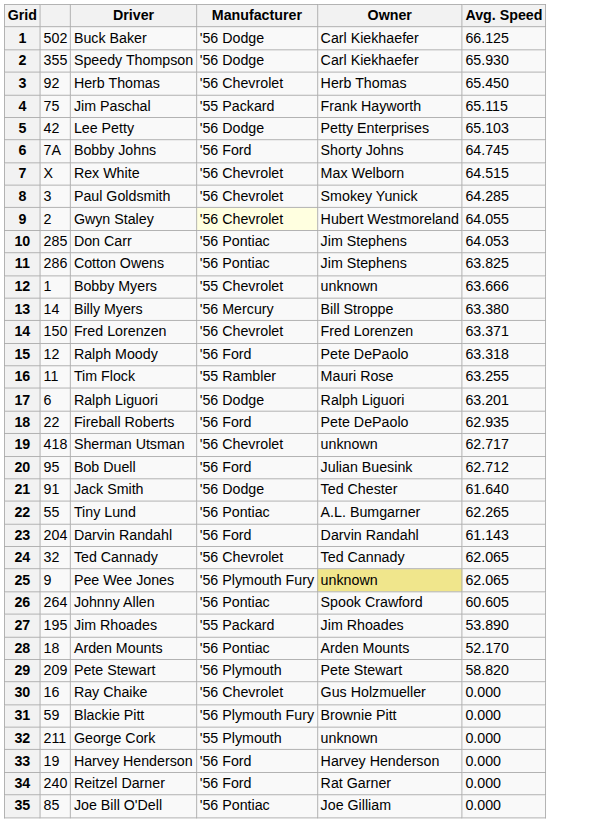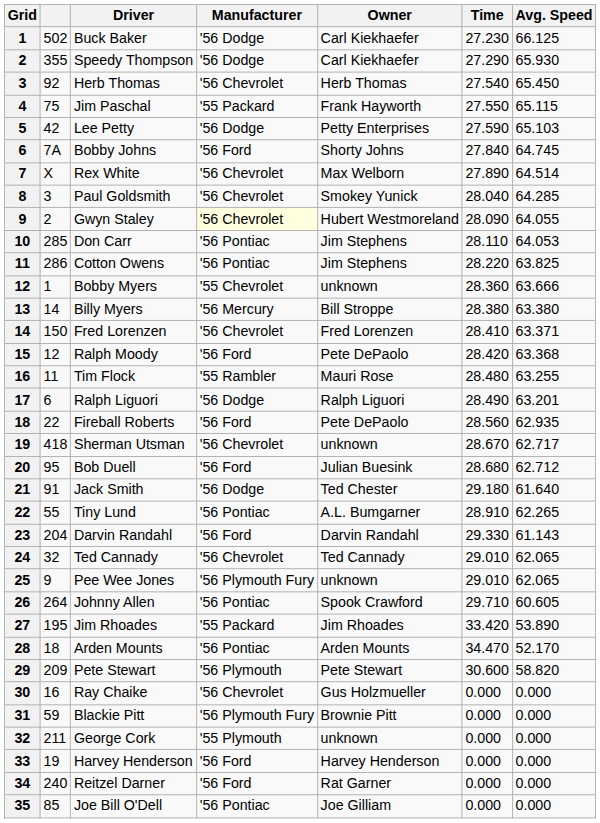+ column: (487, 15)
(487, 173) 64.515 -> (537, 173) 64.514
(487, 354) 63.318 -> (537, 354) 63.368
(349, 580) khaki background -> (349, 580) no background
